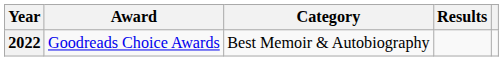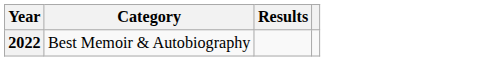- column: (134, 17)
